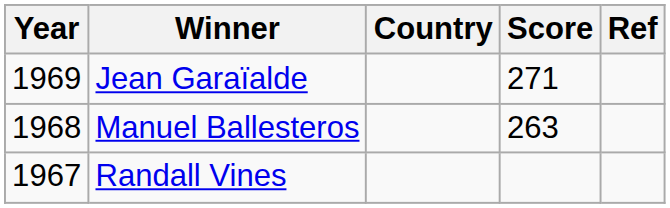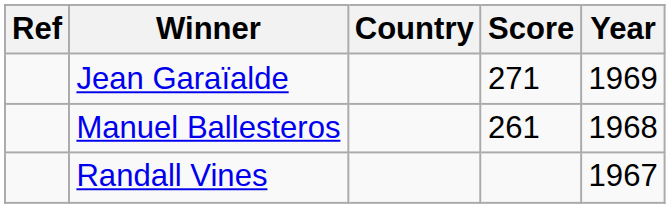columns swapped: (47, 29) <-> (633, 29)
(533, 127) 263 -> (514, 127) 261
